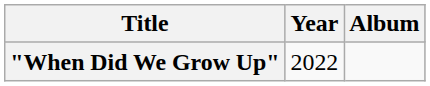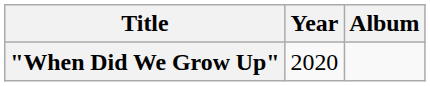(314, 61) 2022 -> (314, 61) 2020
